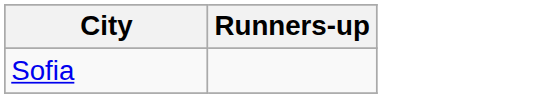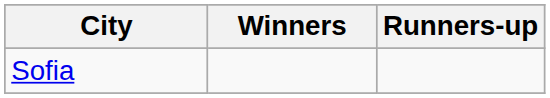+ column: (292, 26)
